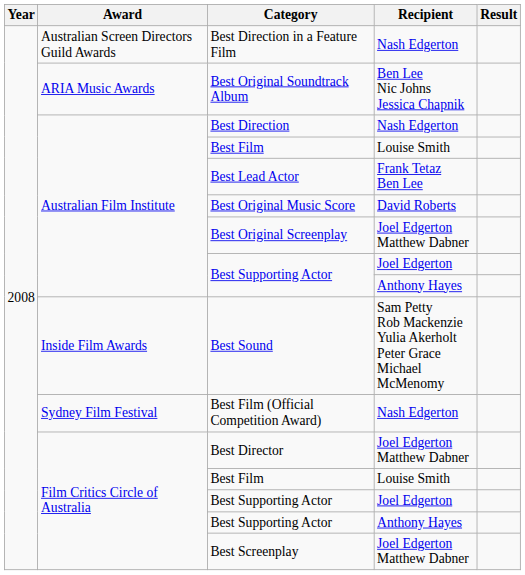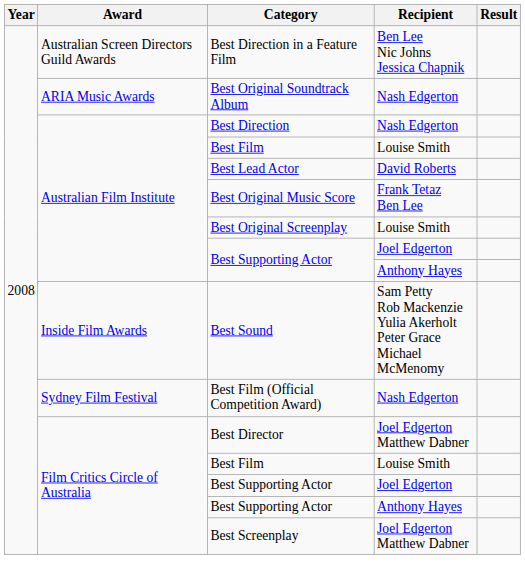(418, 44) Nash Edgerton -> (421, 52) Ben Lee Nic Johns Jessica Chapnik
(421, 89) Ben Lee Nic Johns Jessica Chapnik -> (418, 96) Nash Edgerton
(409, 176) Frank Tetaz Ben Lee -> (417, 169) David Roberts
(417, 205) David Roberts -> (409, 198) Frank Tetaz Ben Lee
(423, 235) Joel Edgerton Matthew Dabner -> (414, 227) Louise Smith
